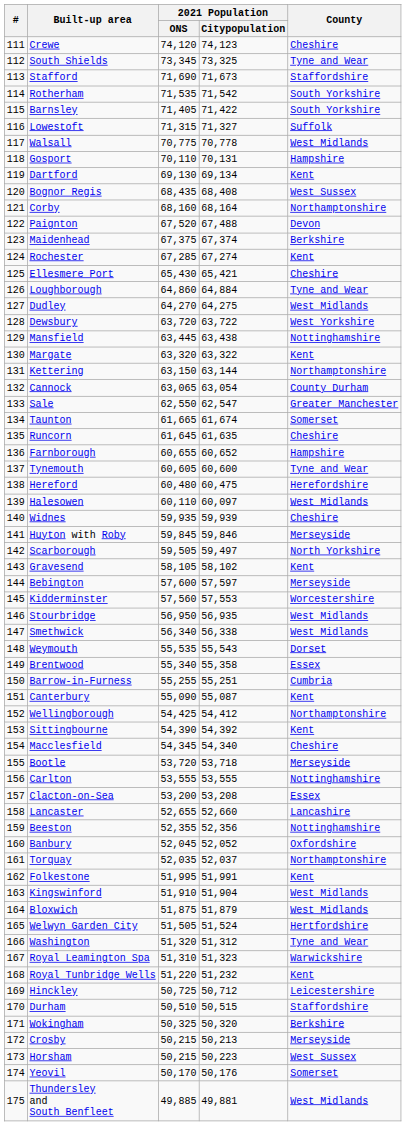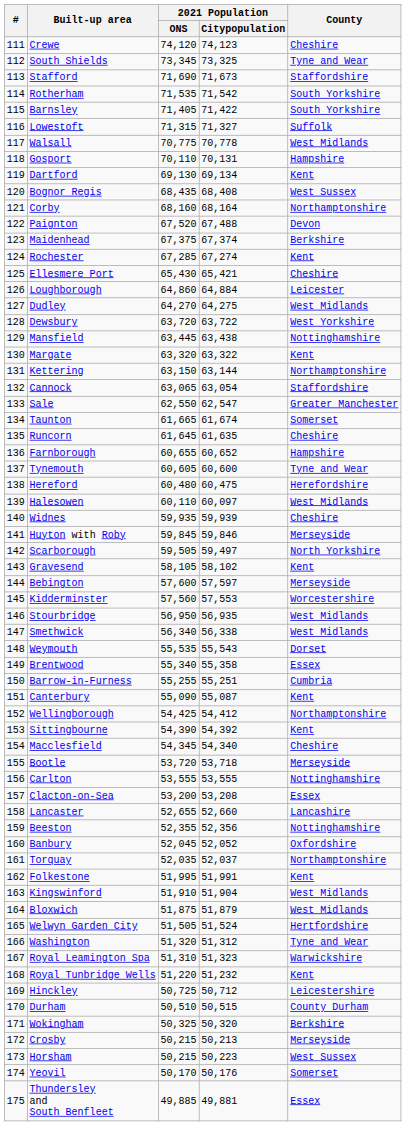(329, 290) Tyne and Wear -> (317, 290) Leicester
(329, 388) County Durham -> (329, 388) Staffordshire
(329, 1008) Staffordshire -> (329, 1008) County Durham
(329, 1101) West Midlands -> (305, 1101) Essex
